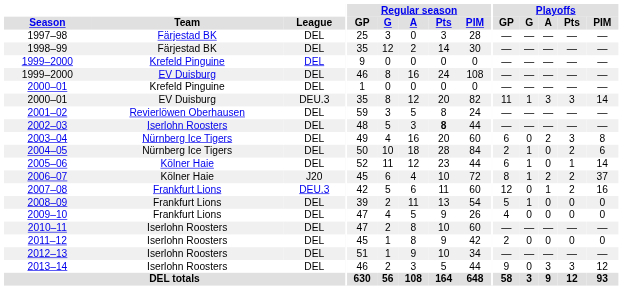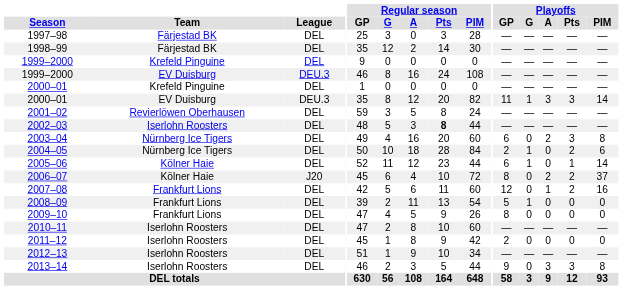(314, 74) DEL -> (314, 74) DEU.3
(529, 176) 1 -> (529, 176) 0
(314, 189) DEU.3 -> (314, 189) DEL
(506, 215) 4 -> (506, 215) 8
(602, 266) 12 -> (602, 266) 8
